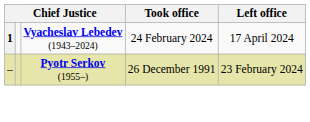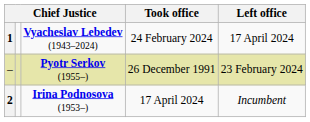+ row: (73, 100)
